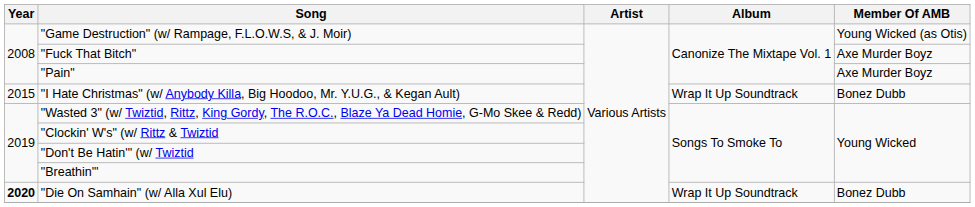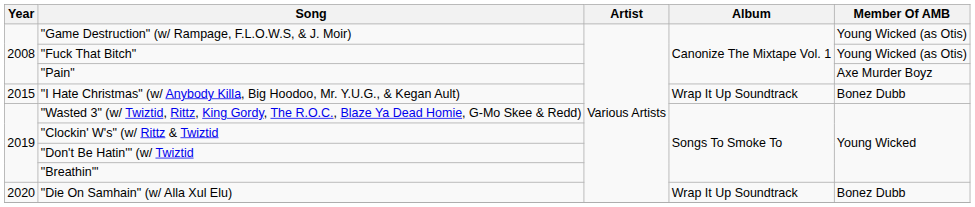(885, 53) Axe Murder Boyz -> (902, 53) Young Wicked (as Otis)
(21, 192) bold -> (21, 192) normal
